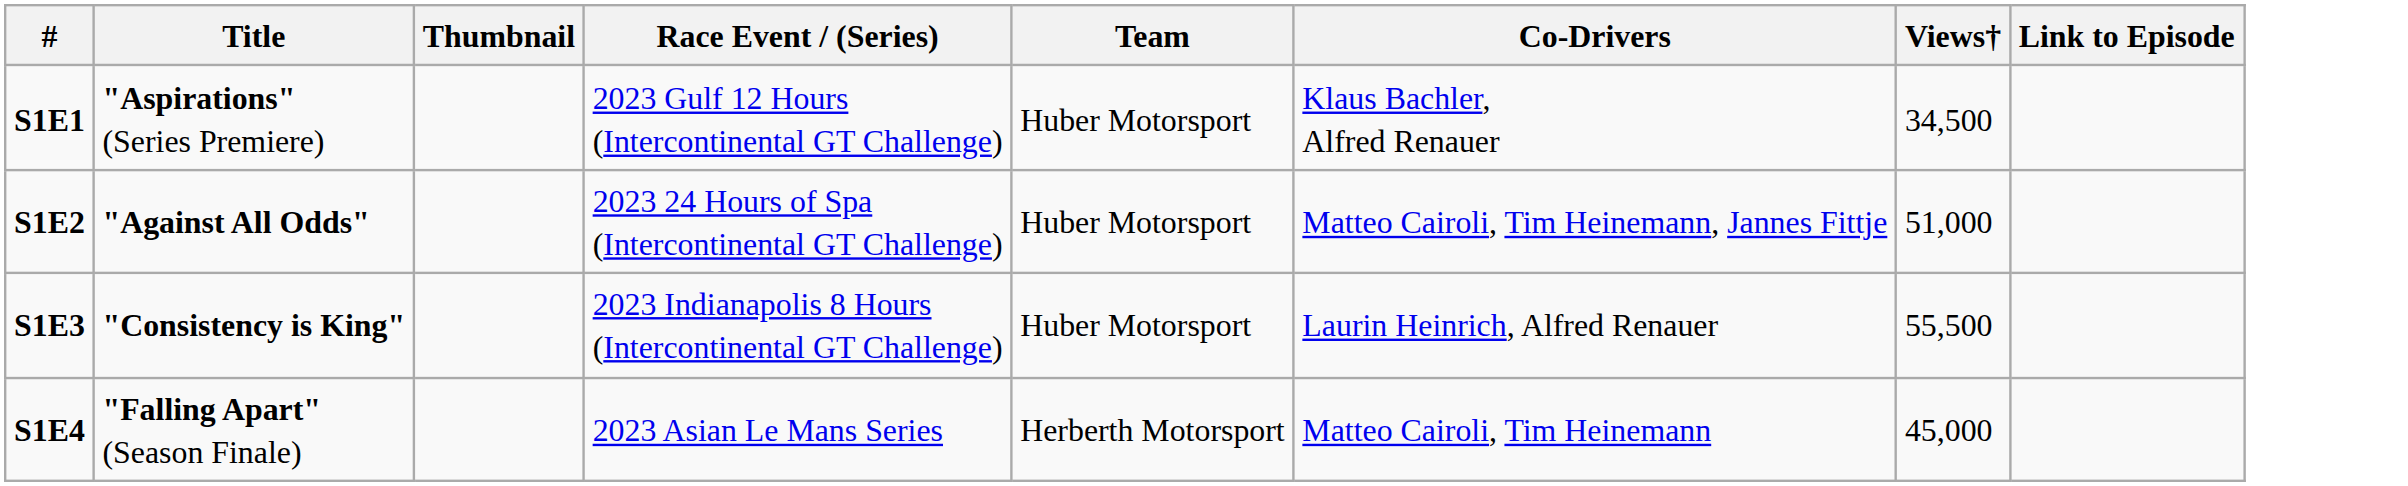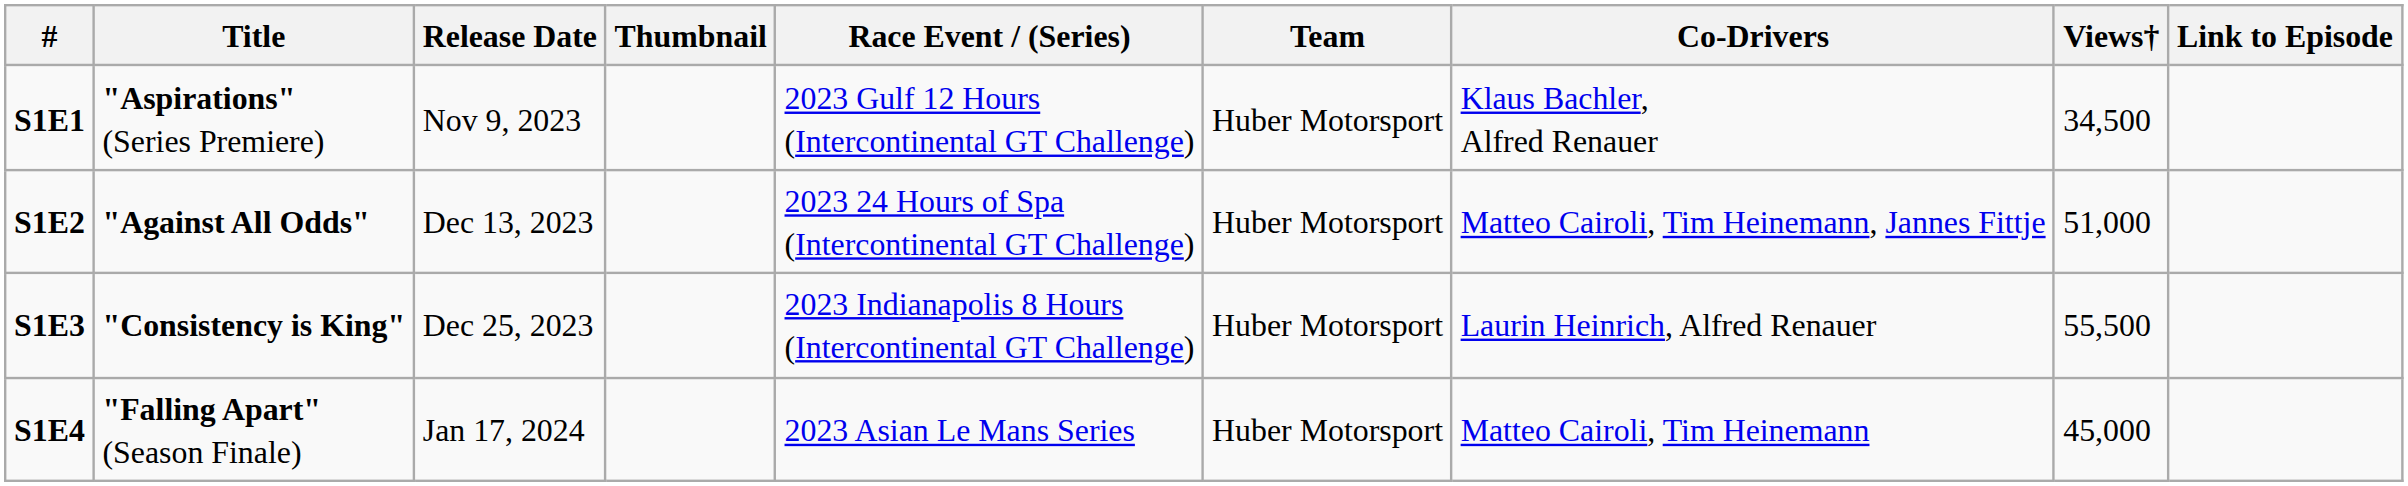+ column: (510, 37)
(1152, 430) Herberth Motorsport -> (1328, 430) Huber Motorsport
